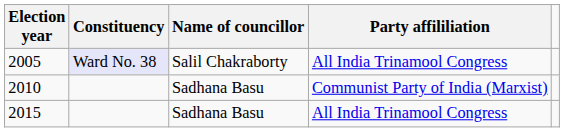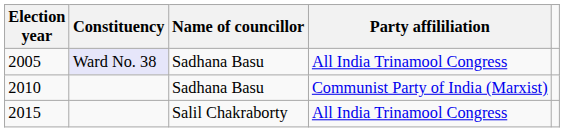(230, 61) Salil Chakraborty -> (218, 61) Sadhana Basu
(218, 113) Sadhana Basu -> (230, 113) Salil Chakraborty
